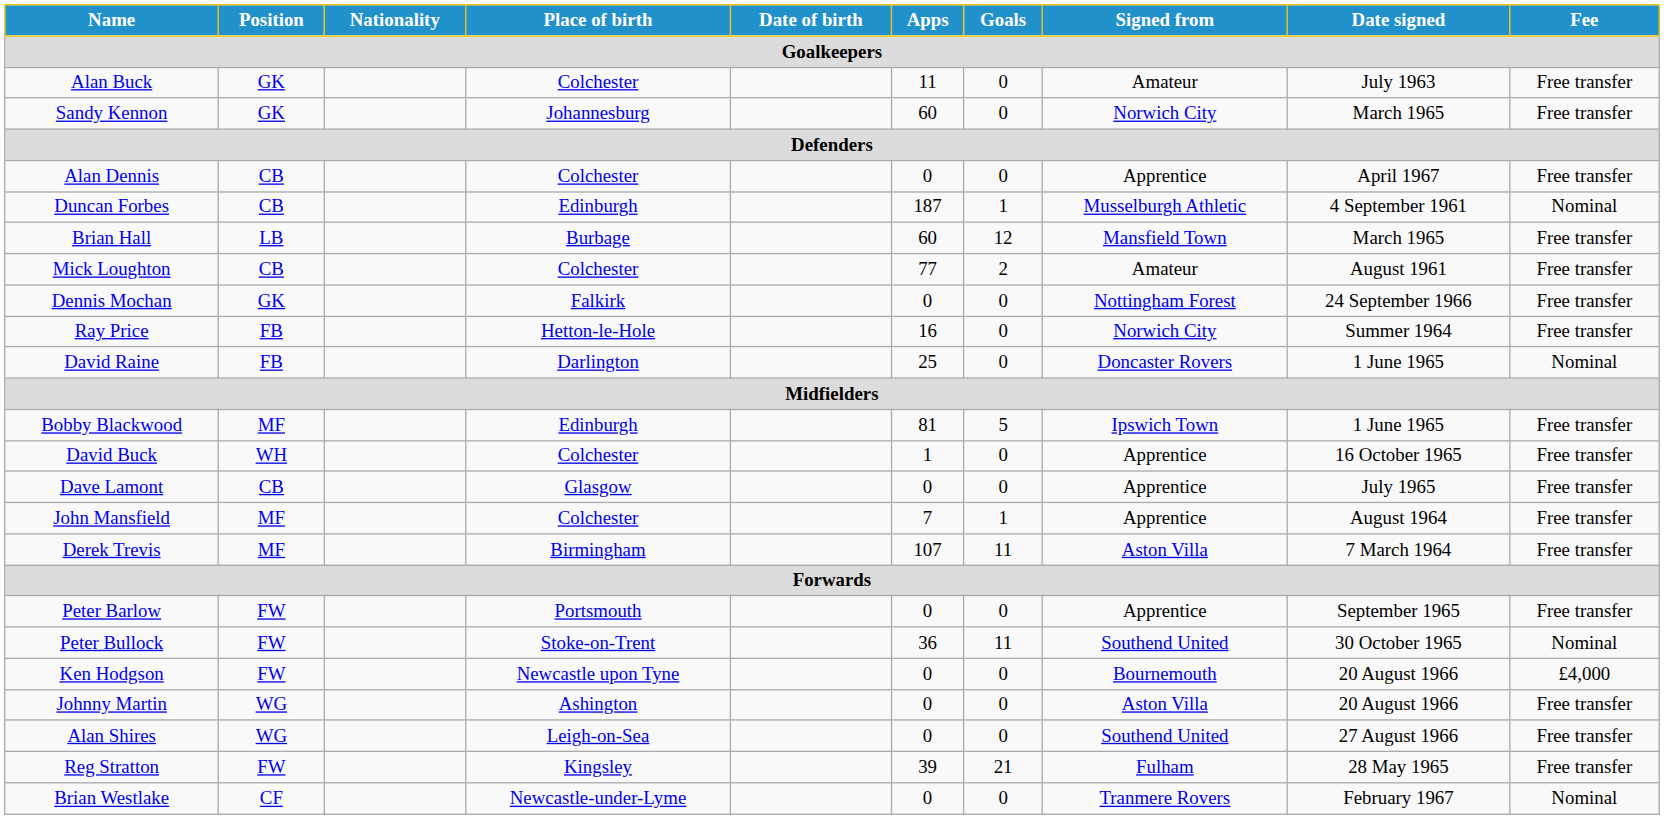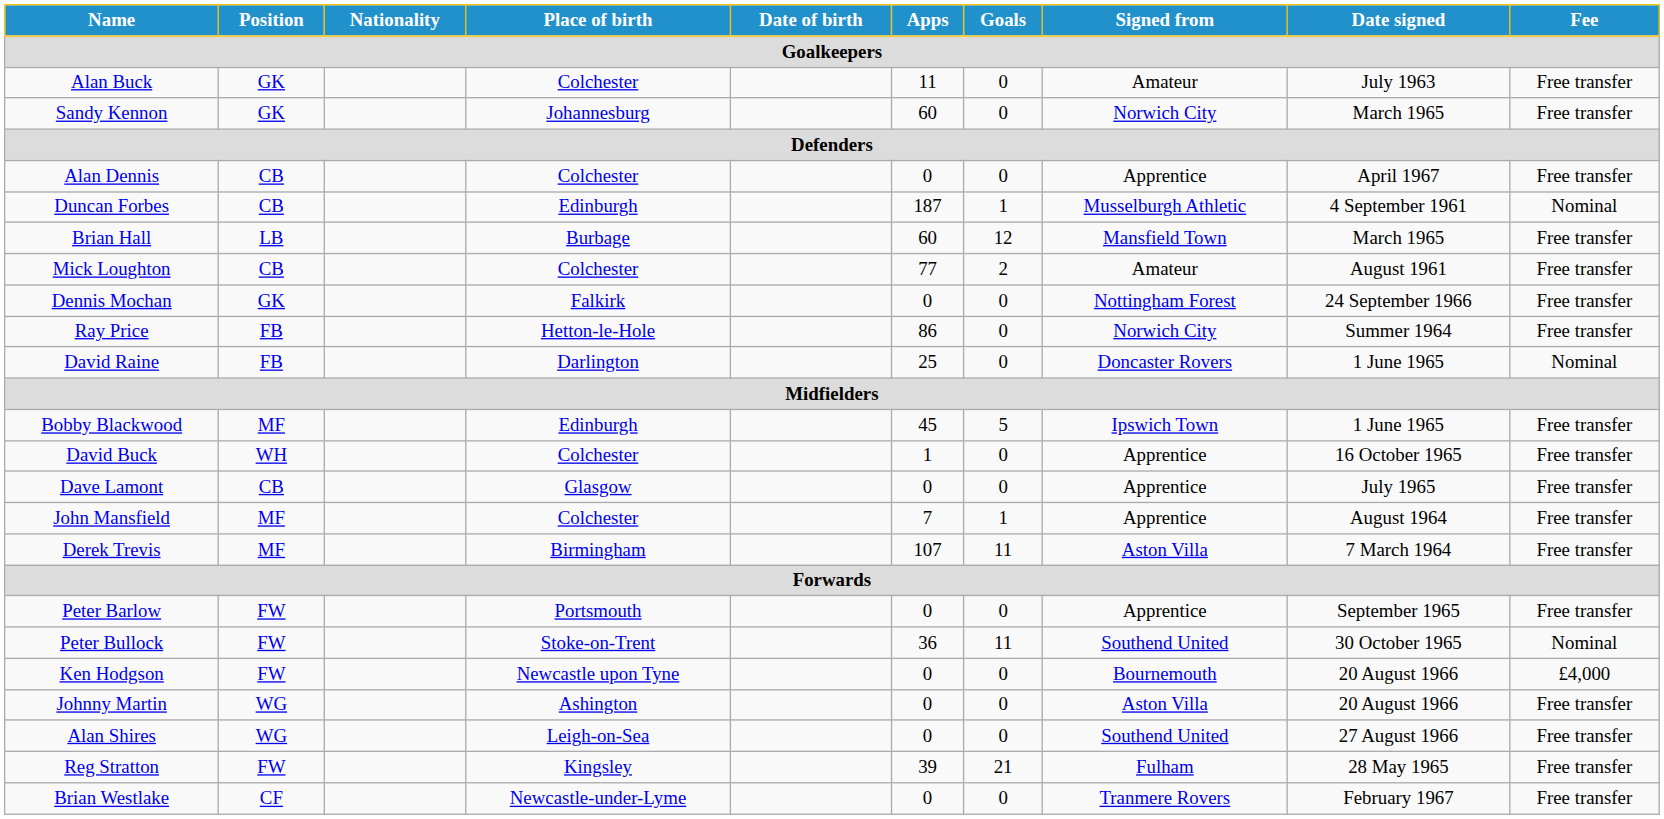(928, 331) 16 -> (928, 331) 86
(928, 424) 81 -> (928, 424) 45
(1584, 798) Nominal -> (1584, 798) Free transfer
